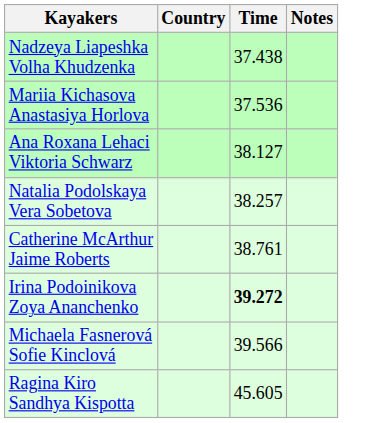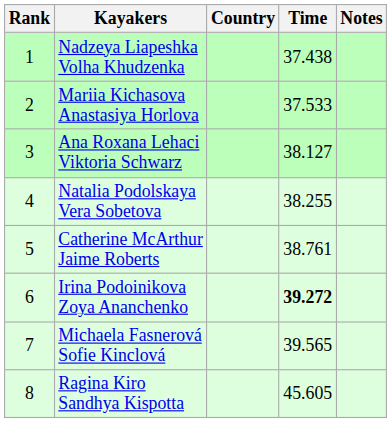+ column: (29, 18)
(258, 104) 37.536 -> (308, 104) 37.533
(258, 201) 38.257 -> (308, 201) 38.255
(258, 345) 39.566 -> (308, 345) 39.565
